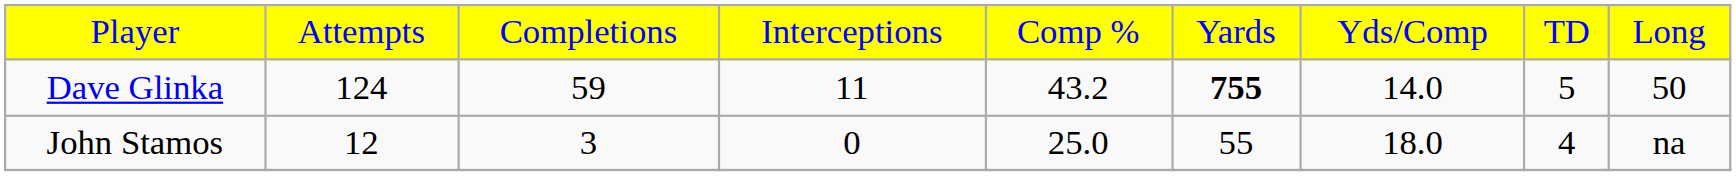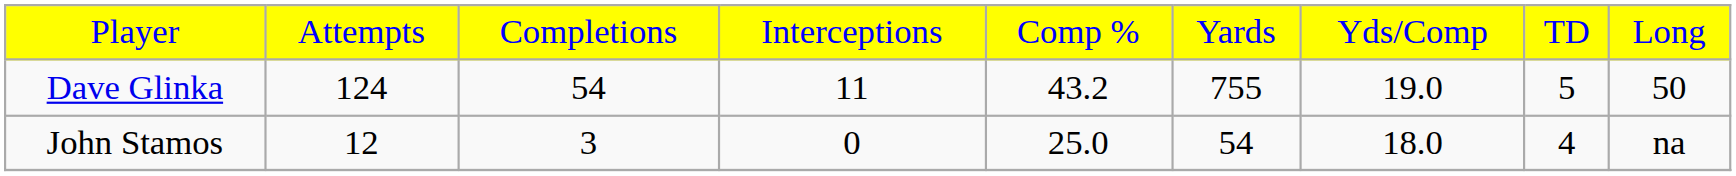(588, 87) 59 -> (588, 87) 54
(1236, 87) bold -> (1236, 87) normal
(1413, 87) 14.0 -> (1413, 87) 19.0
(1236, 142) 55 -> (1236, 142) 54
